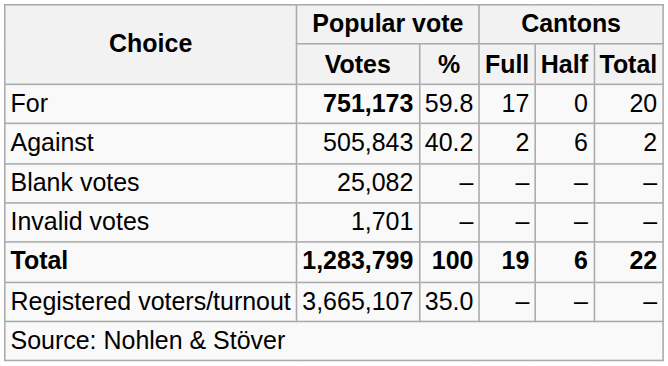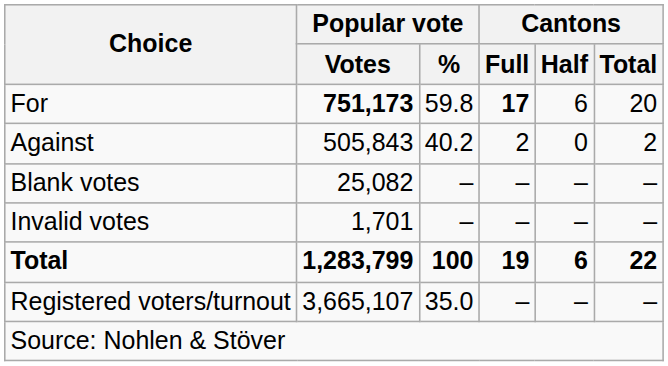(515, 103) normal -> (515, 103) bold
(581, 103) 0 -> (581, 103) 6
(581, 143) 6 -> (581, 143) 0
